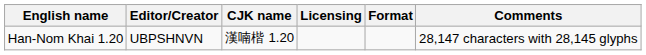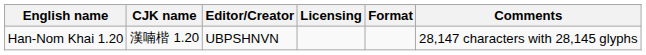columns swapped: (259, 15) <-> (174, 15)
